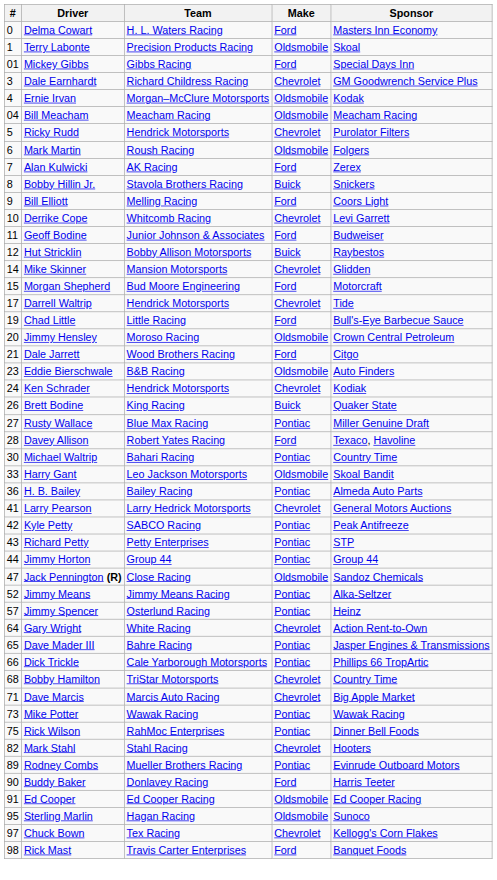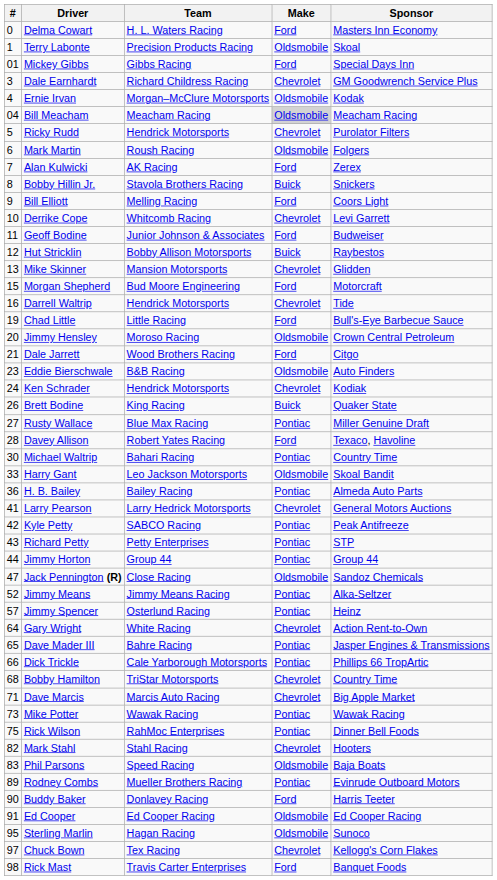(301, 116) no background -> (301, 116) lightgrey background
(13, 269) 14 -> (13, 269) 13
(13, 304) 17 -> (13, 304) 16
+ row: (54, 765)
